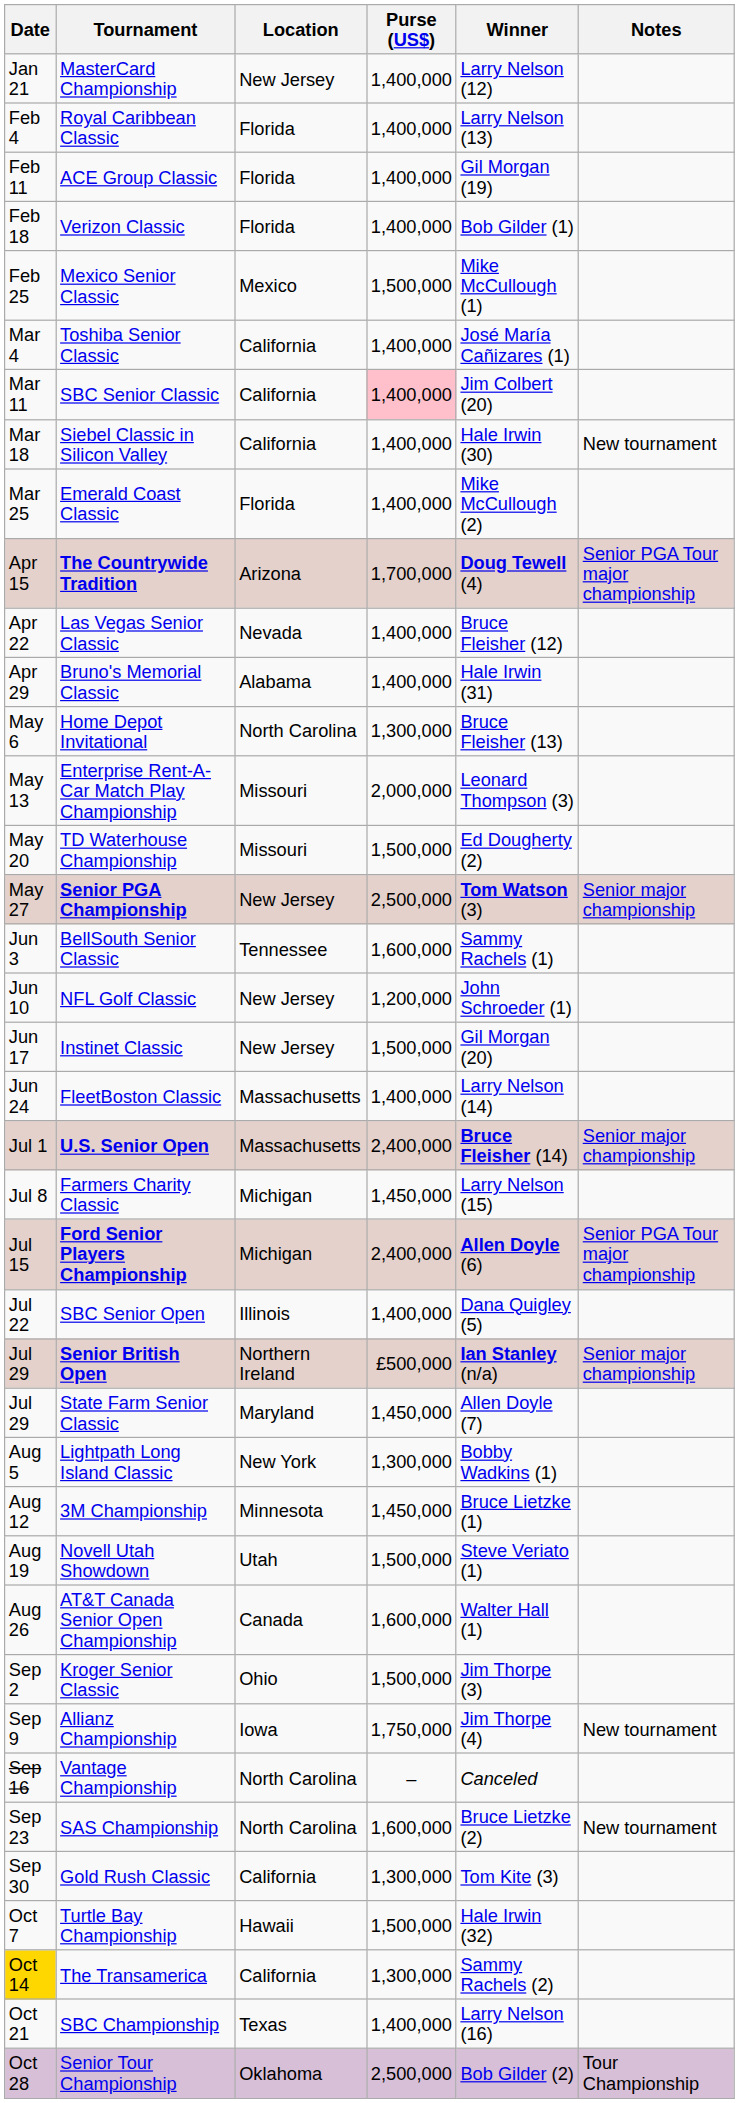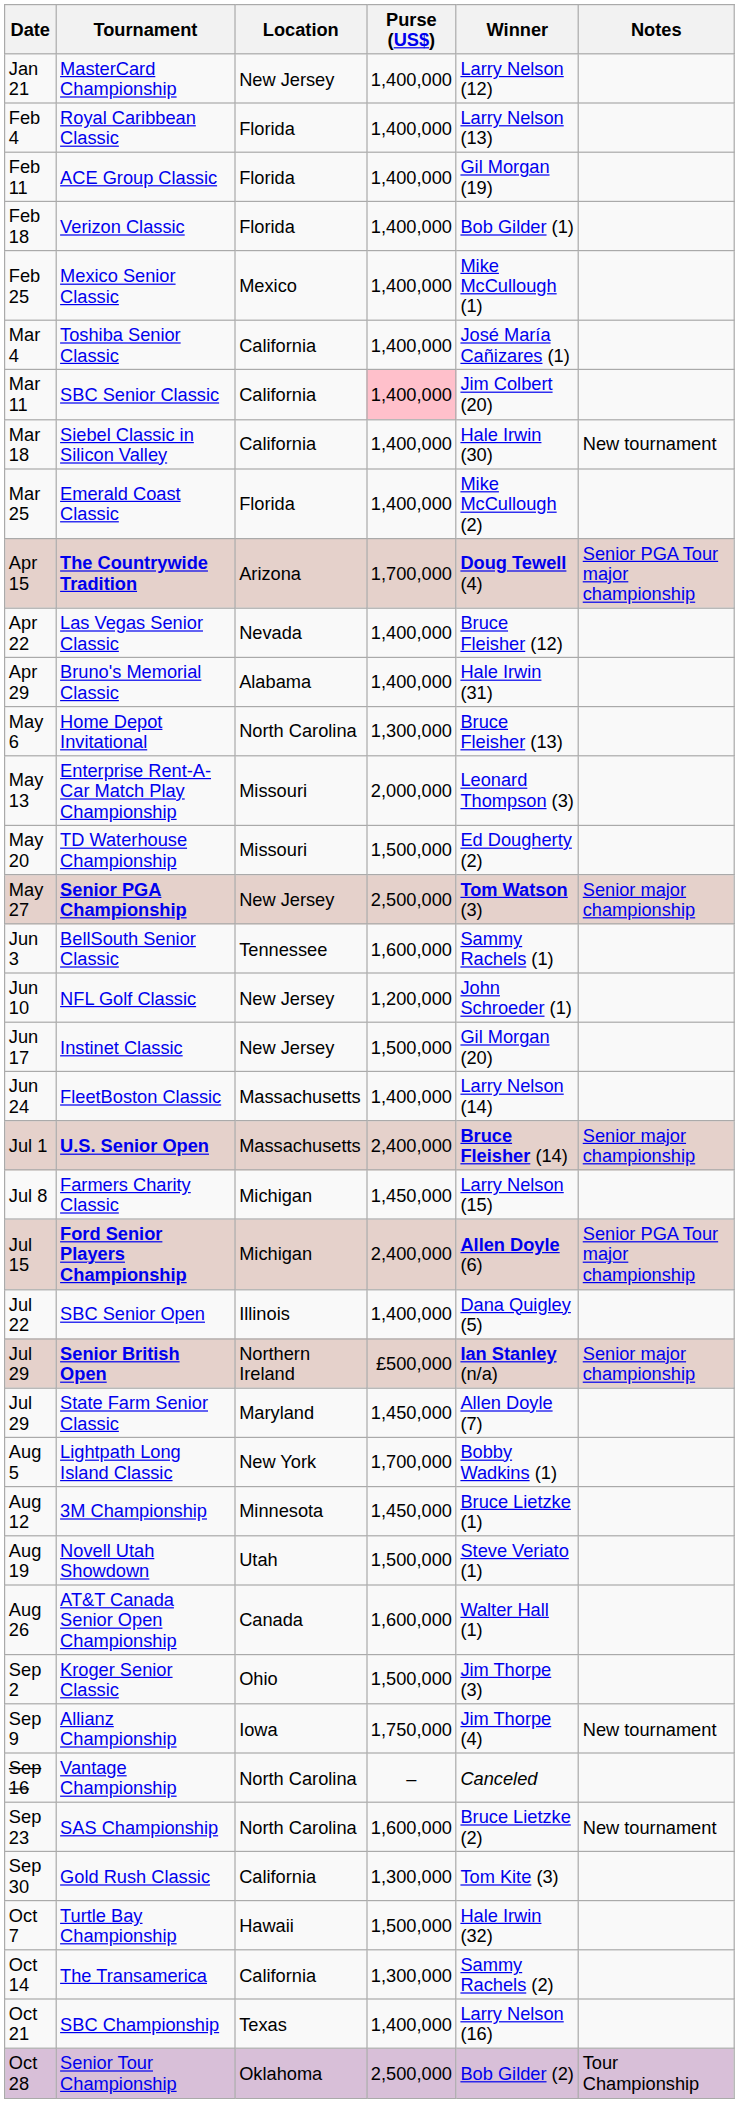(411, 286) 1,500,000 -> (411, 286) 1,400,000
(411, 1462) 1,300,000 -> (411, 1462) 1,700,000
(23, 1975) gold background -> (23, 1975) no background
